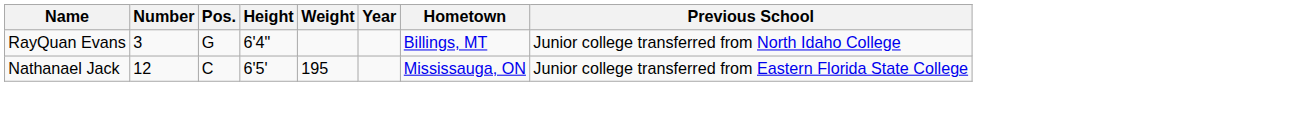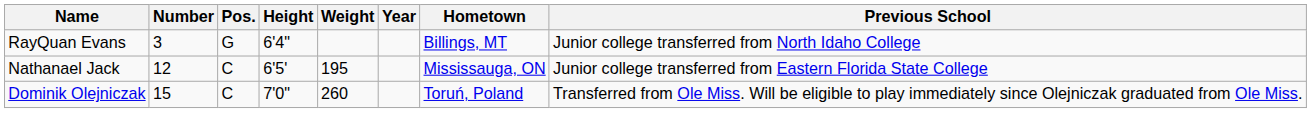+ row: (77, 94)
